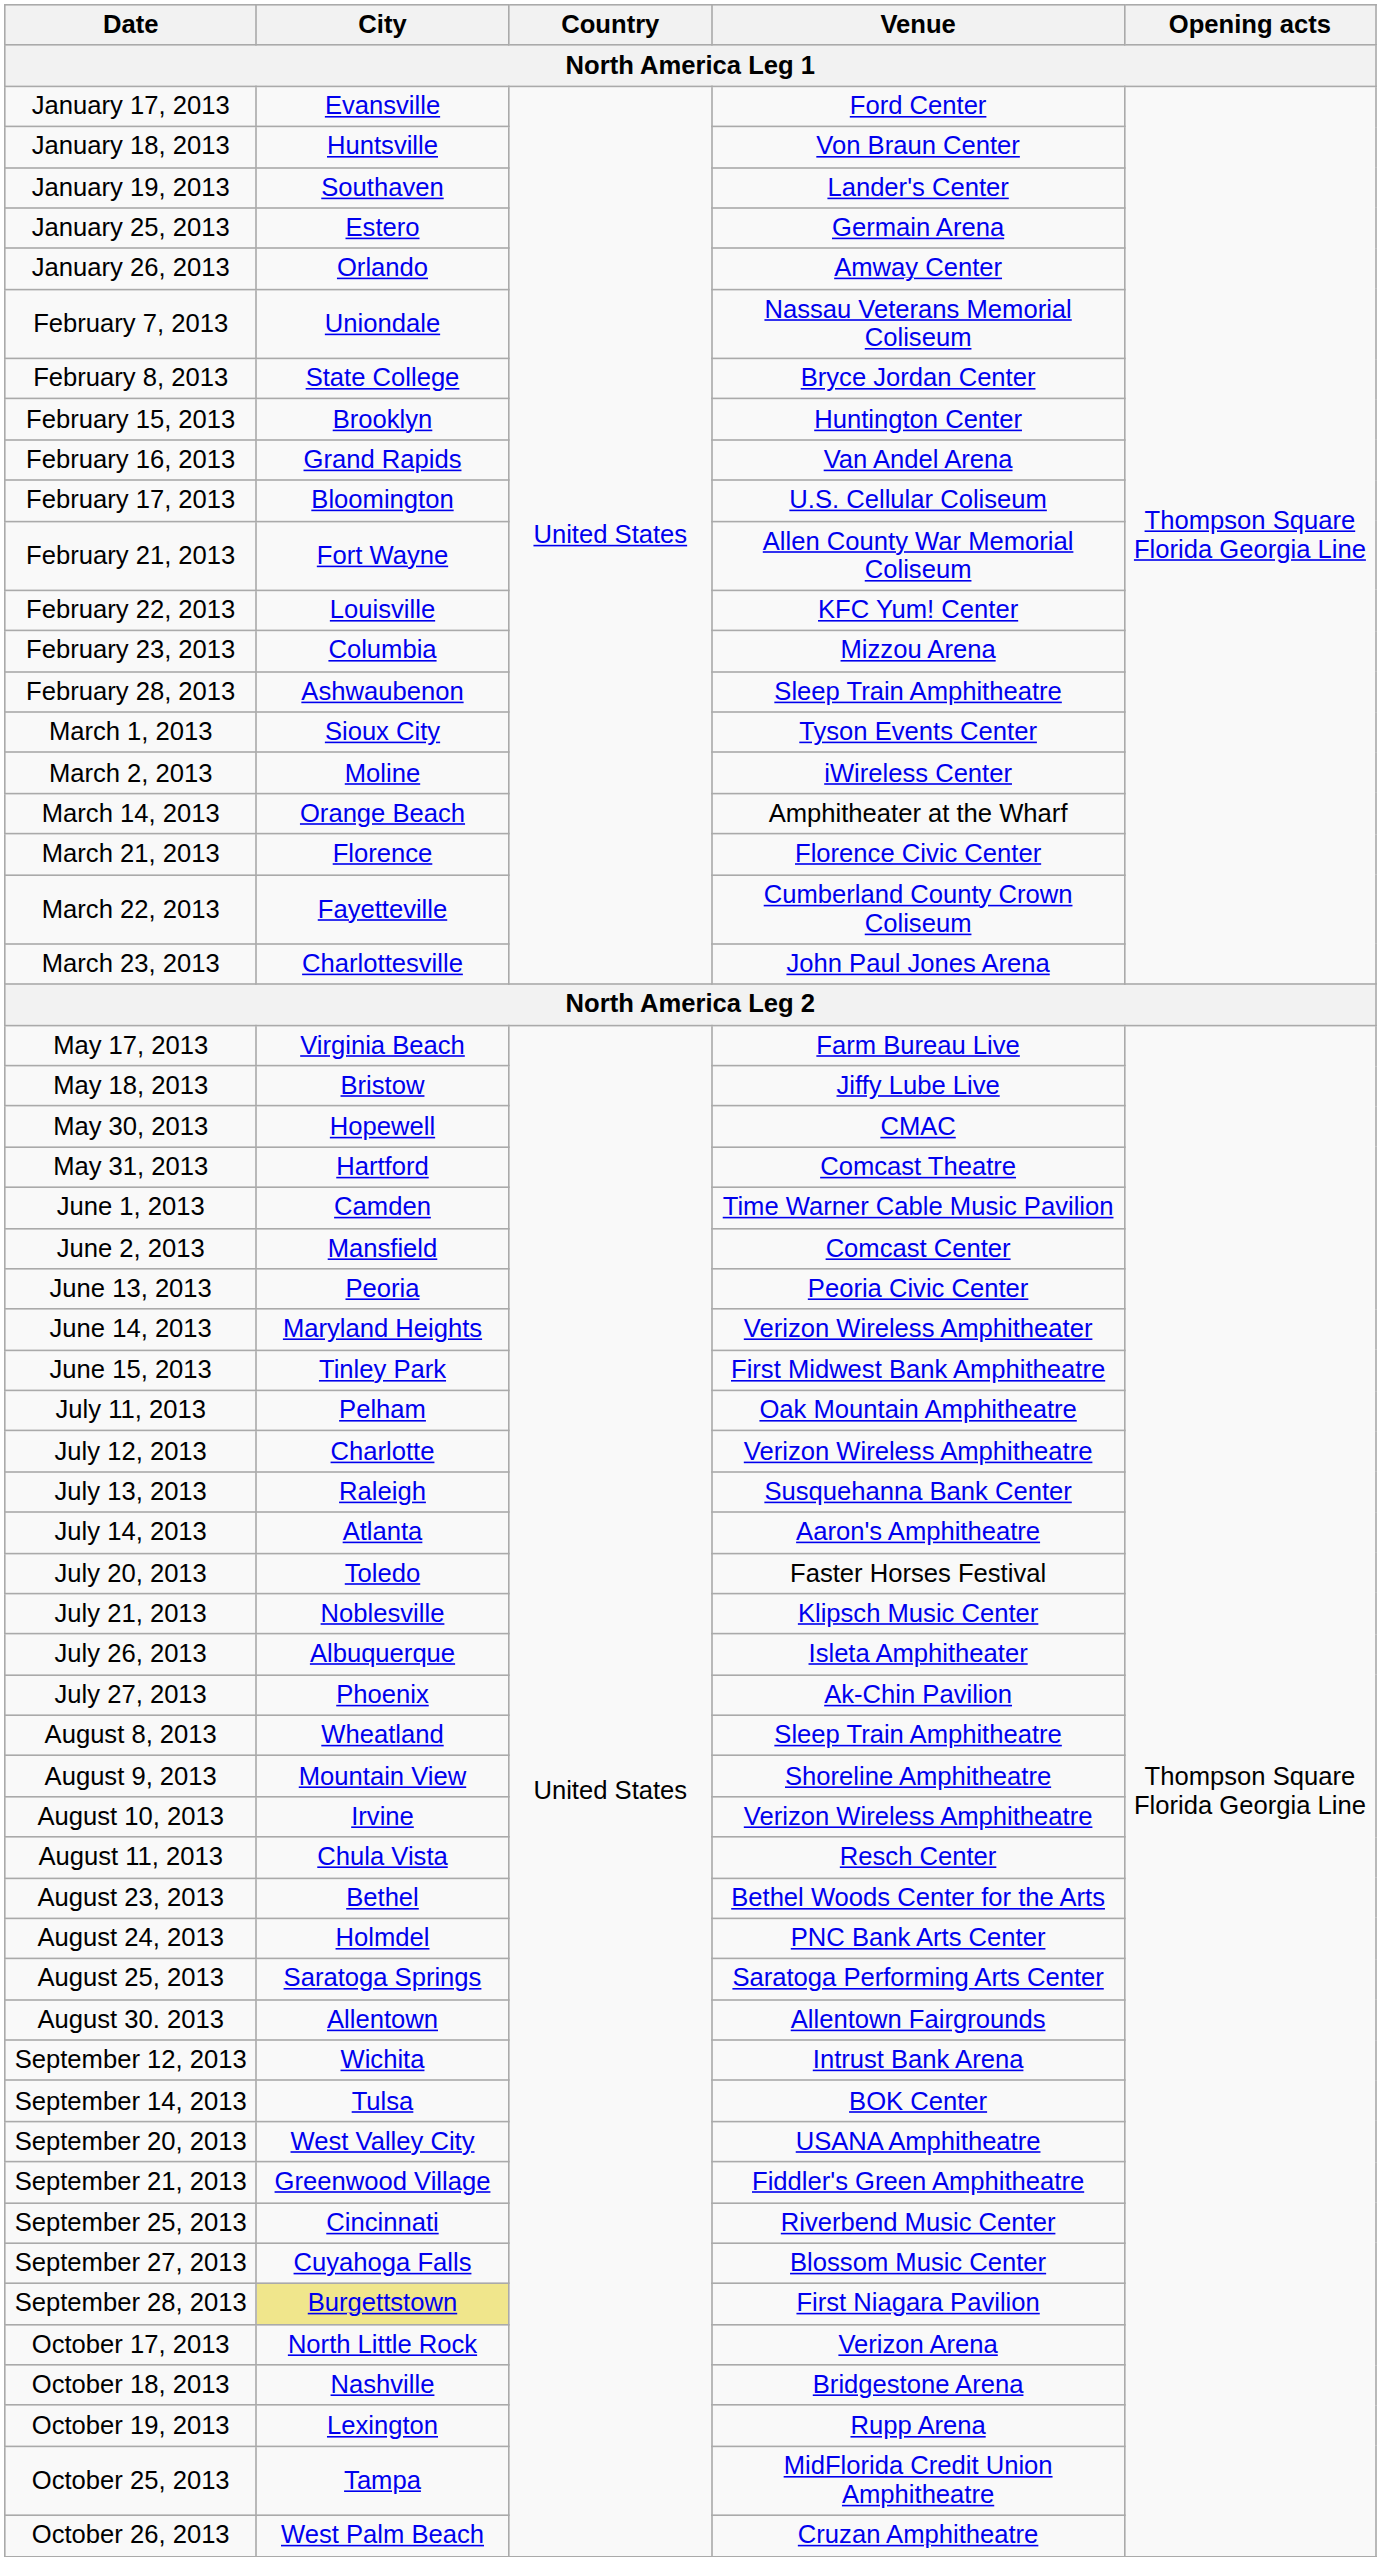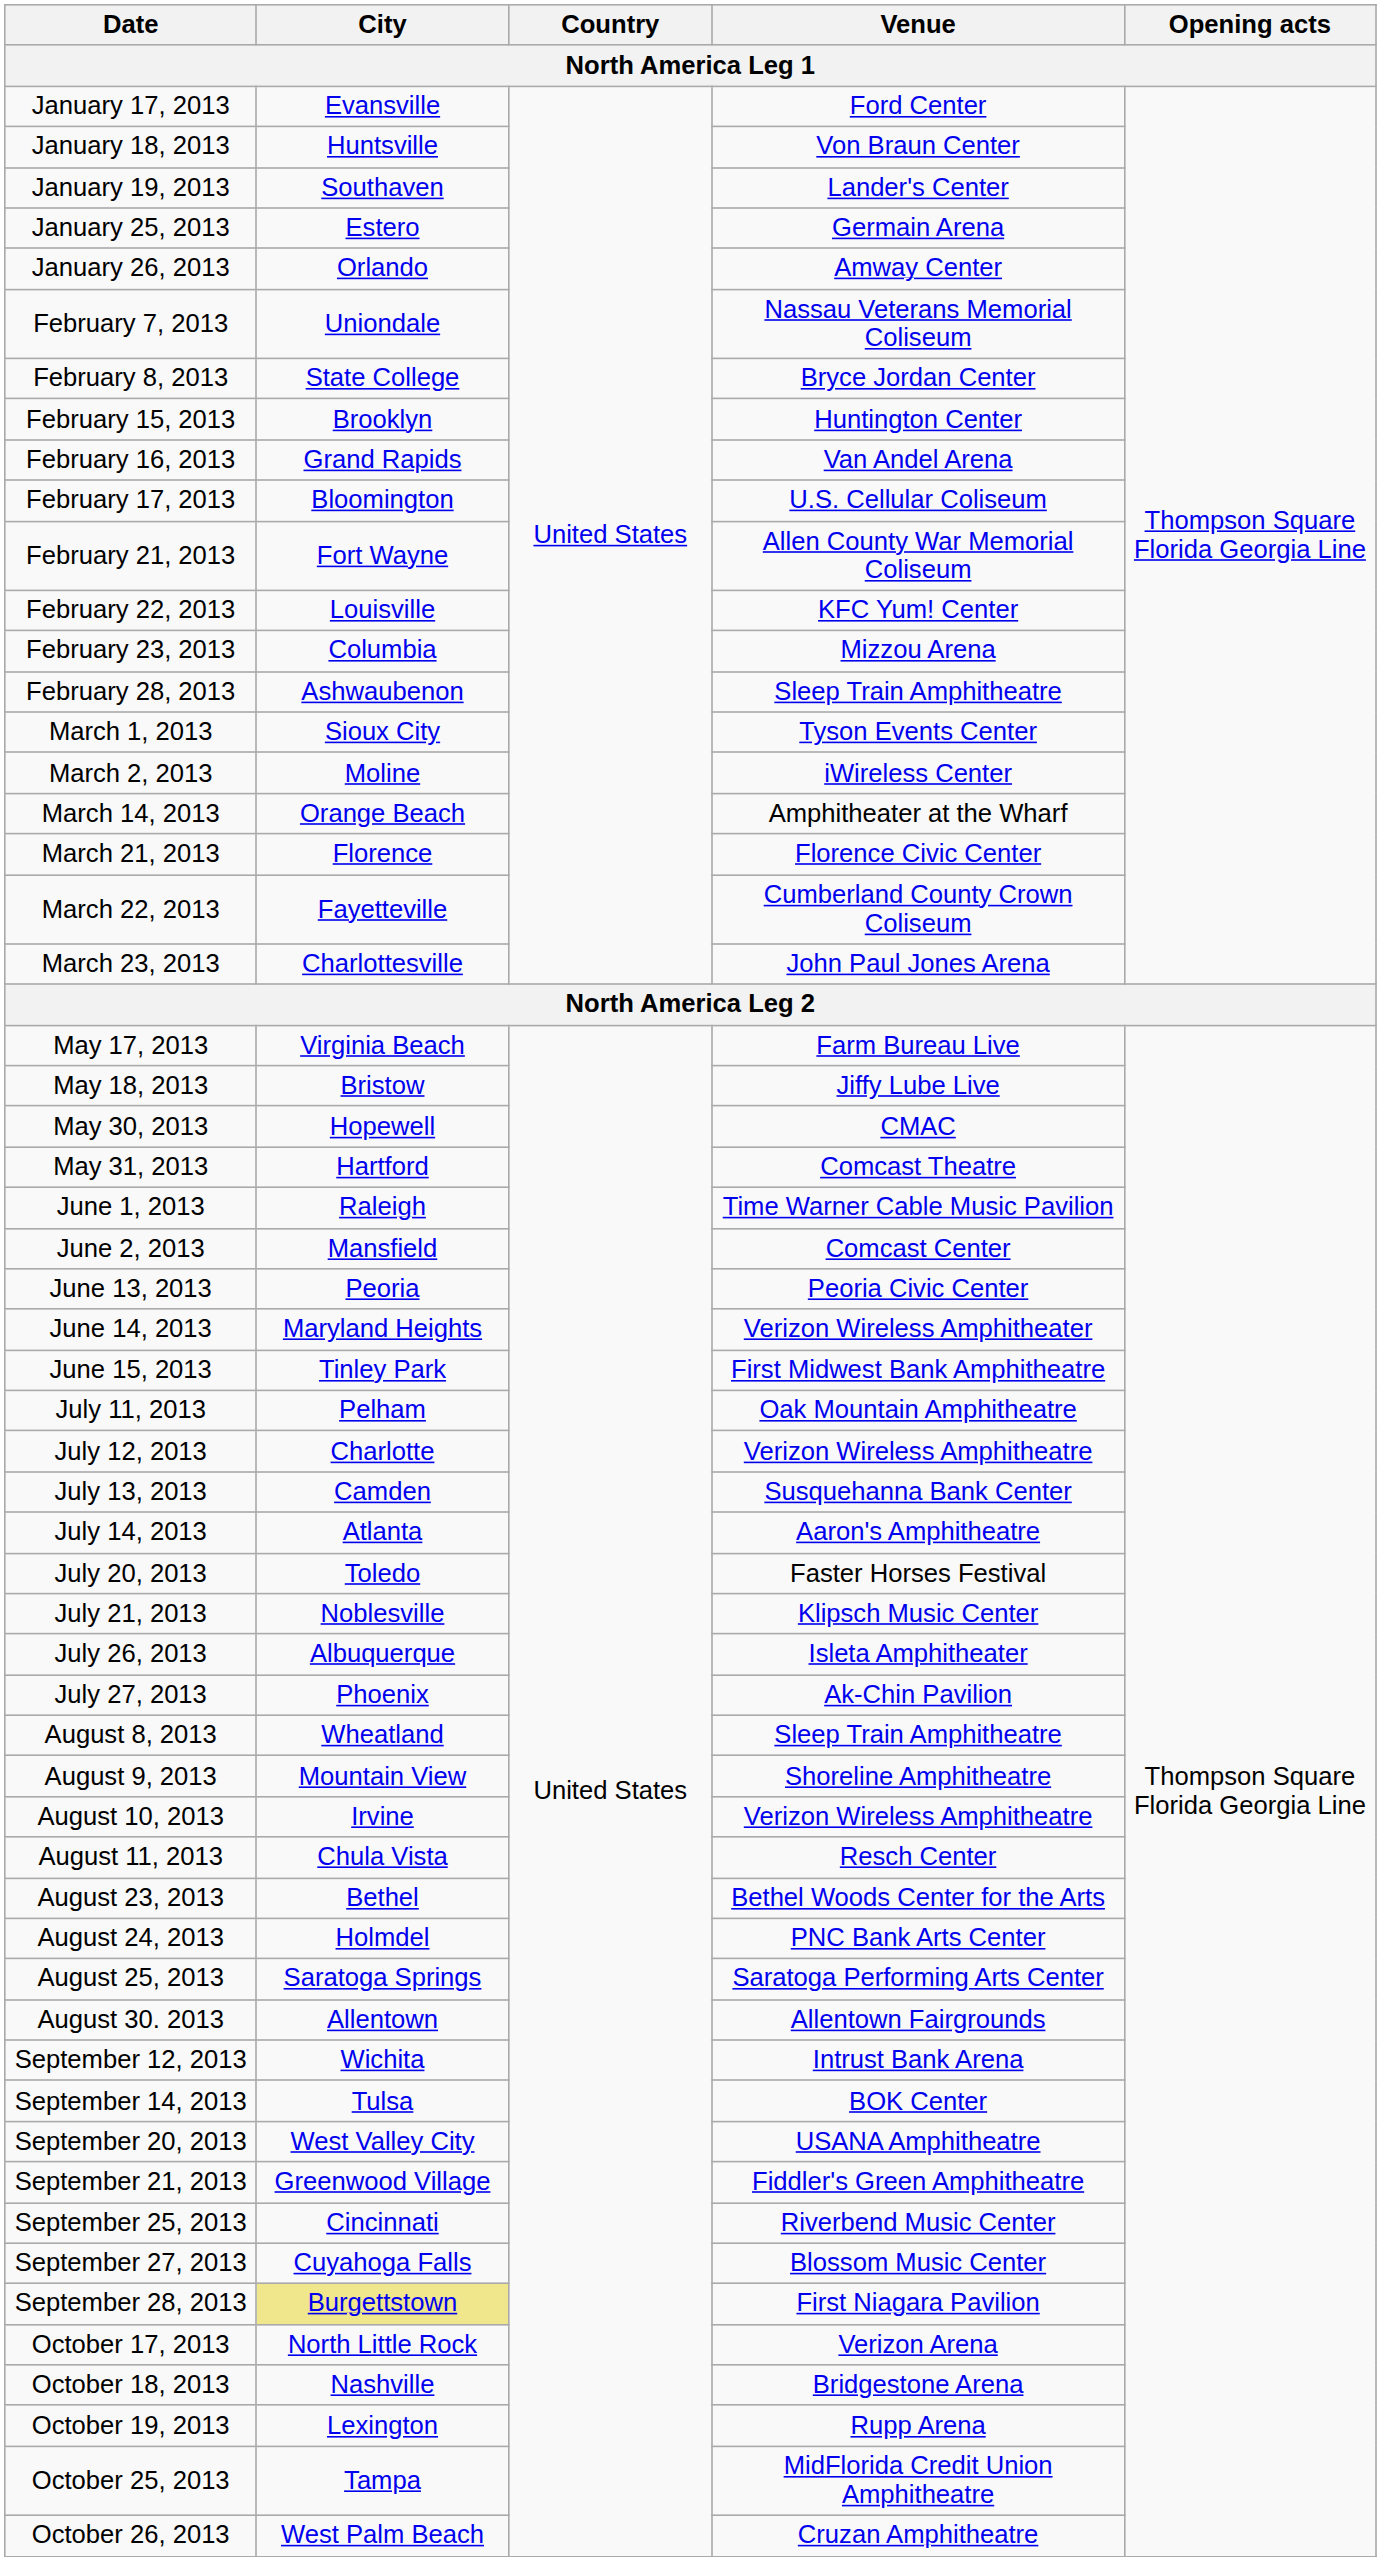(382, 1207) Camden -> (382, 1207) Raleigh
(382, 1491) Raleigh -> (382, 1491) Camden
